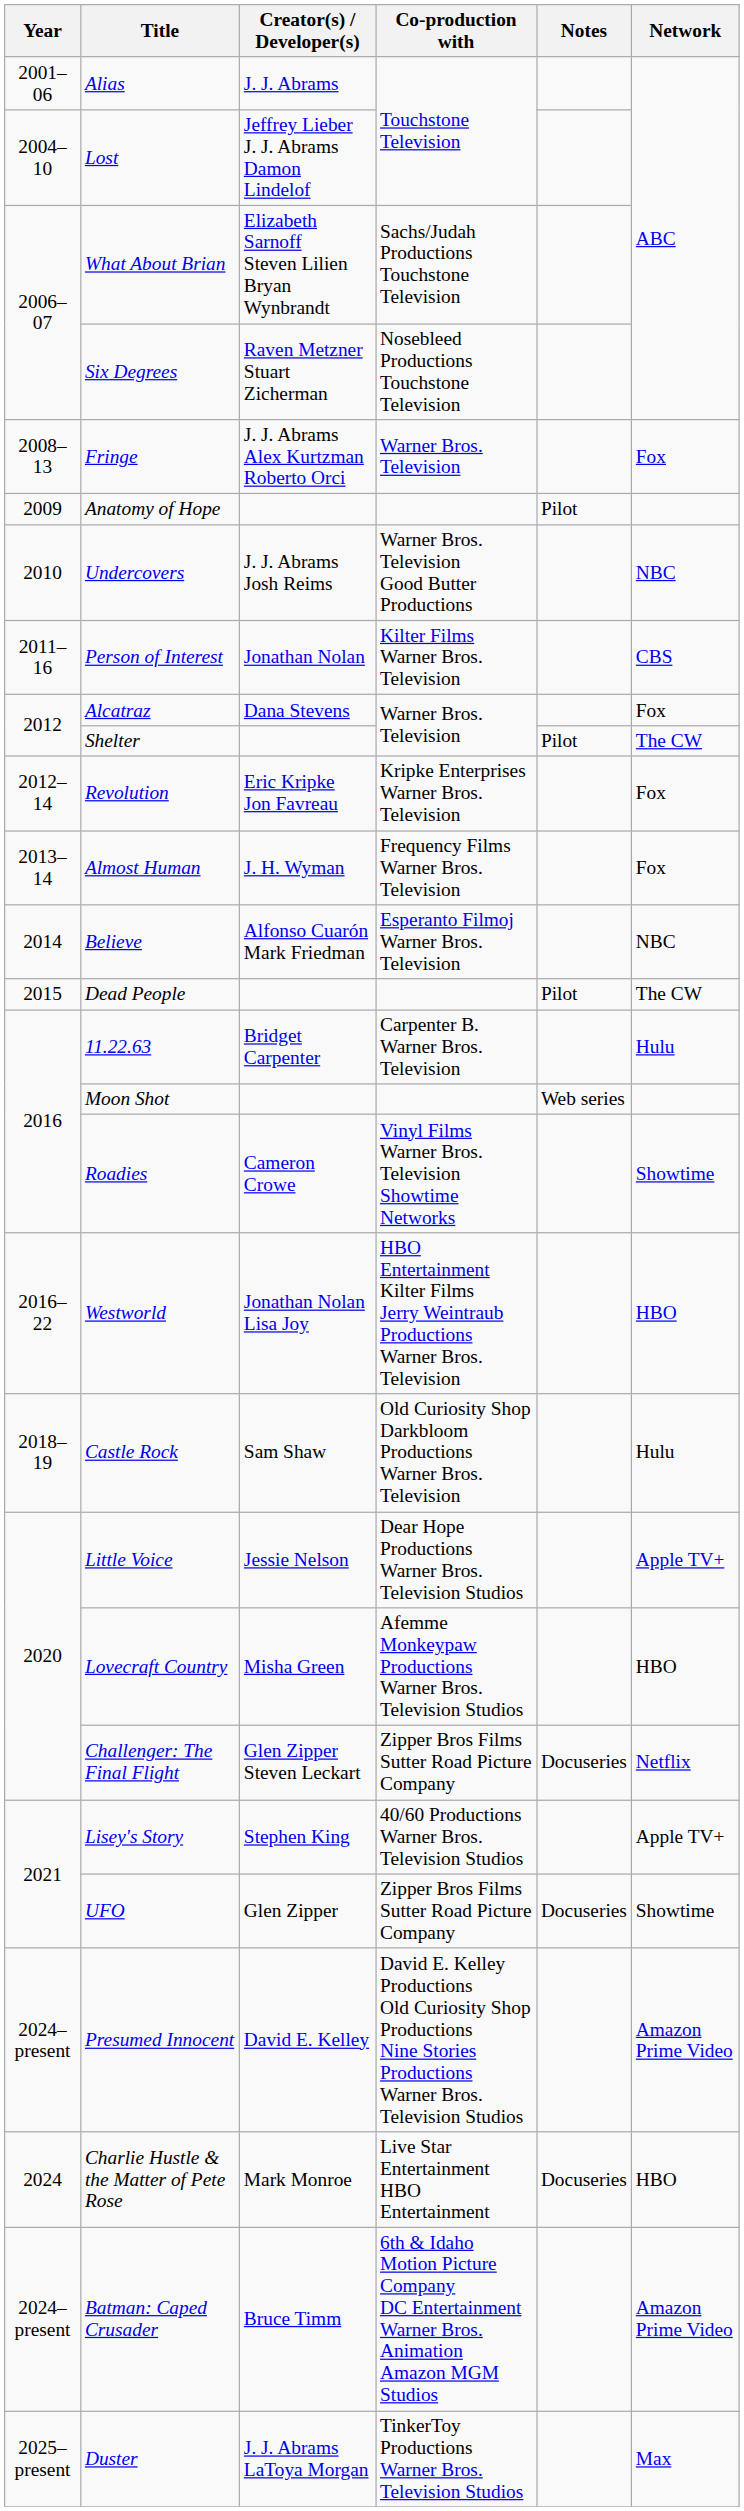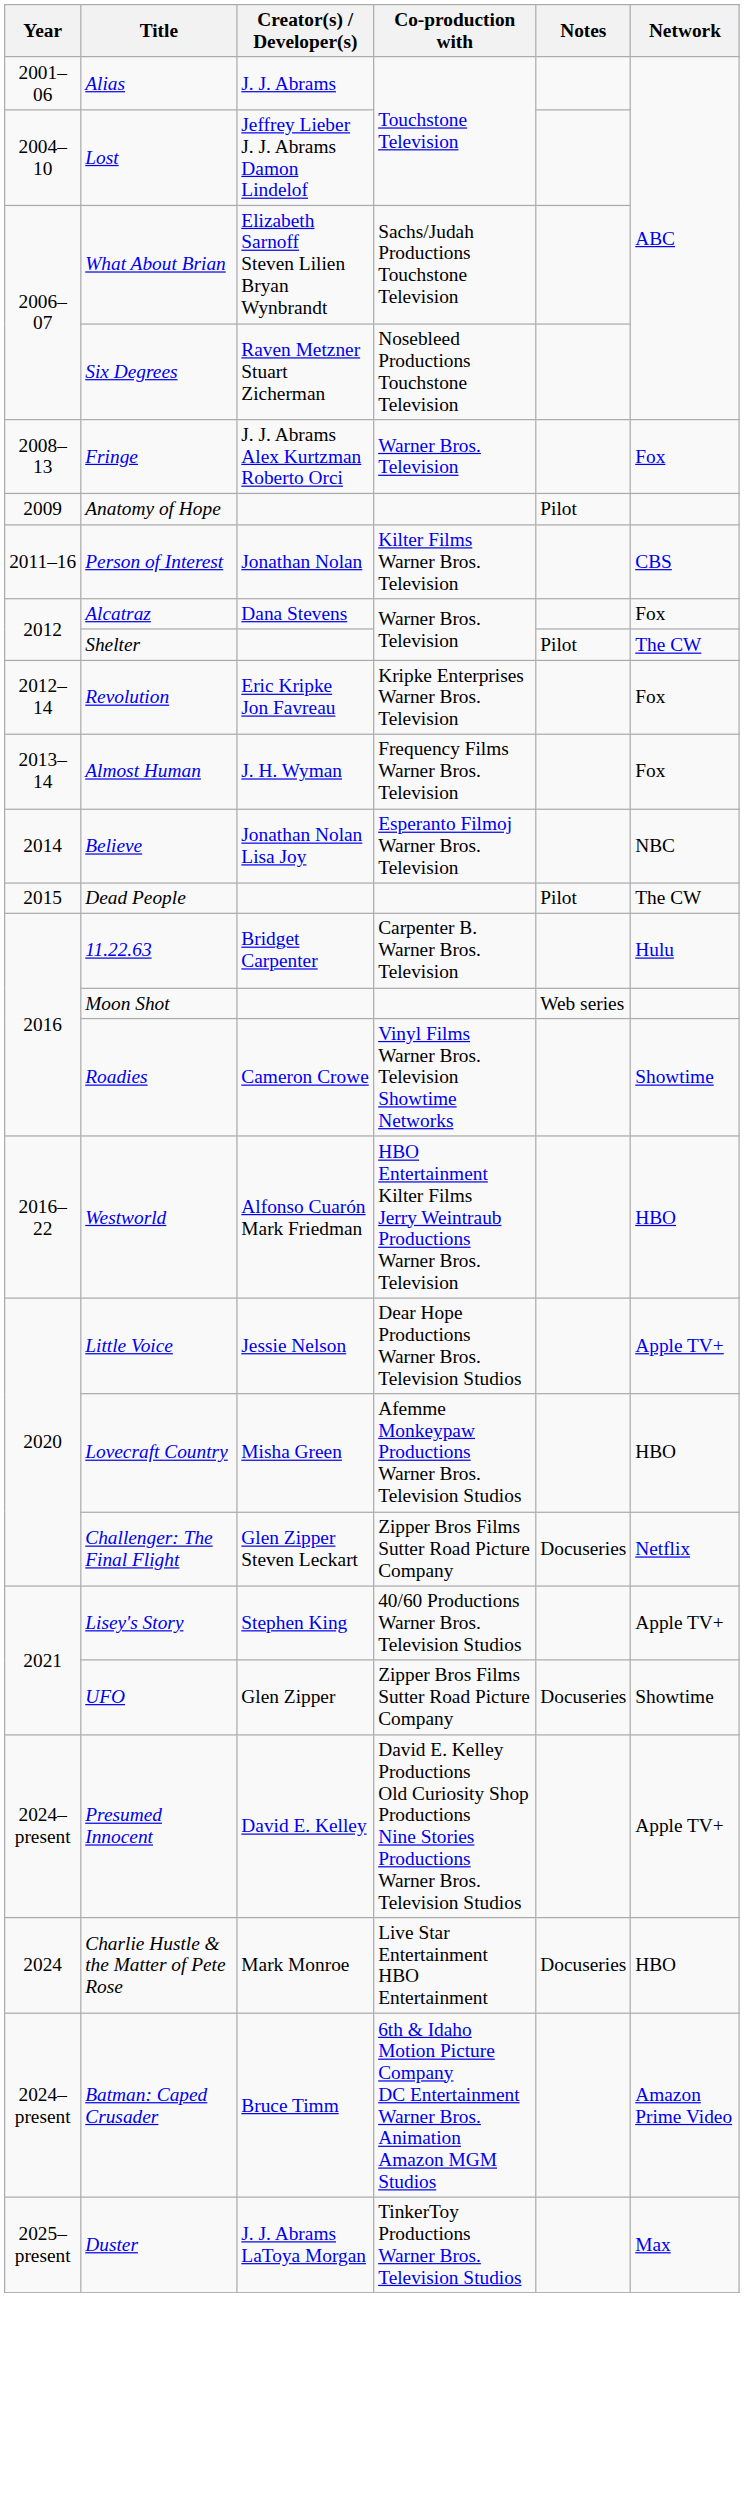- row: (135, 572)
(306, 941) Alfonso Cuarón Mark Friedman -> (302, 845) Jonathan Nolan Lisa Joy
(304, 1313) Jonathan Nolan Lisa Joy -> (303, 1216) Alfonso Cuarón Mark Friedman
- row: (131, 1452)
(684, 2039) Amazon Prime Video -> (679, 1825) Apple TV+
